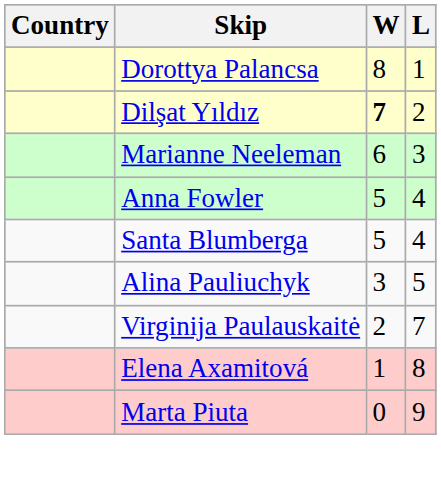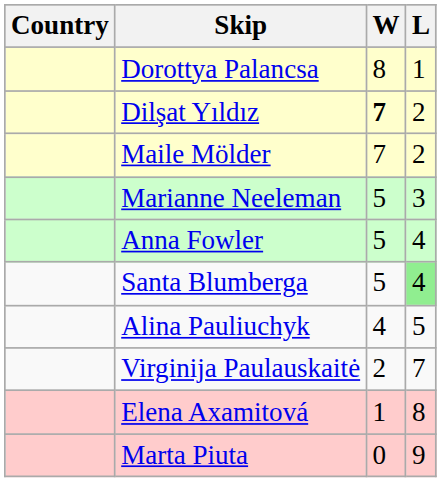+ row: (196, 154)
(379, 154) 6 -> (379, 197) 5
(419, 240) no background -> (419, 283) lightgreen background
(379, 283) 3 -> (379, 326) 4
